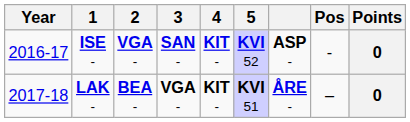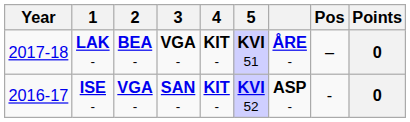rows swapped: (93, 51) <-> (93, 95)
